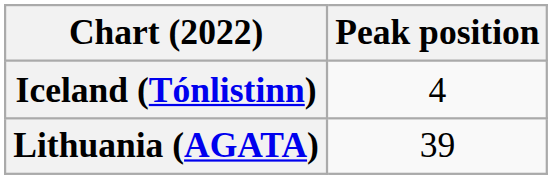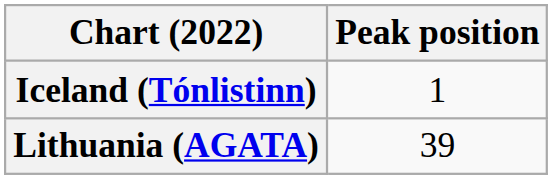(437, 88) 4 -> (437, 88) 1
